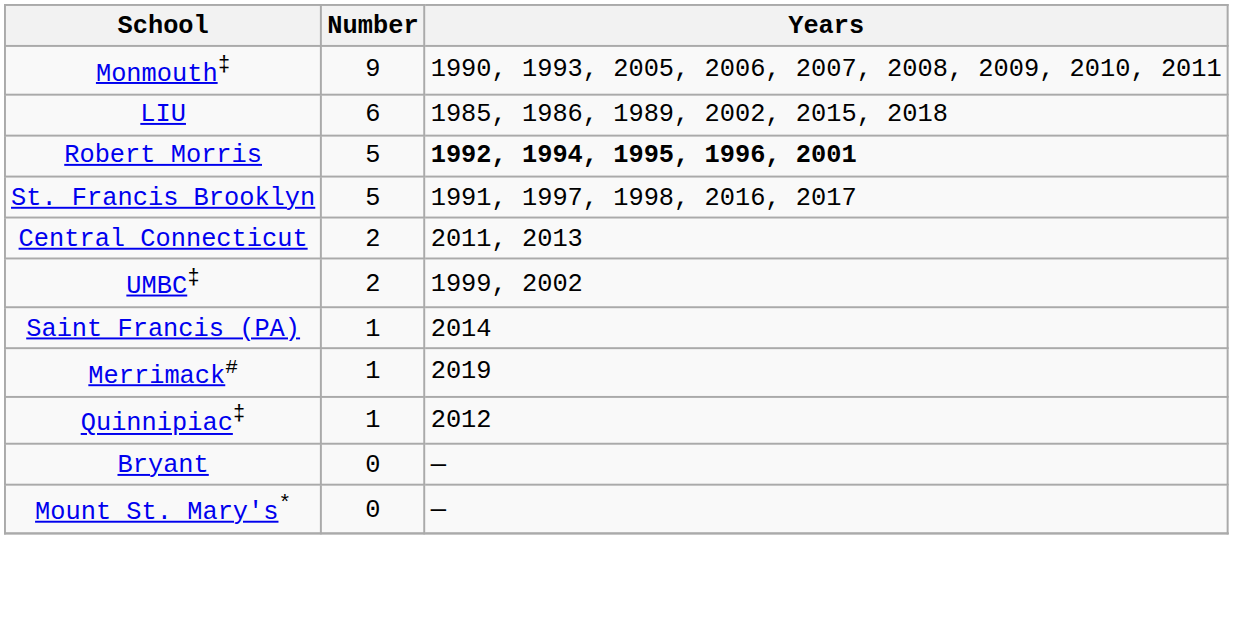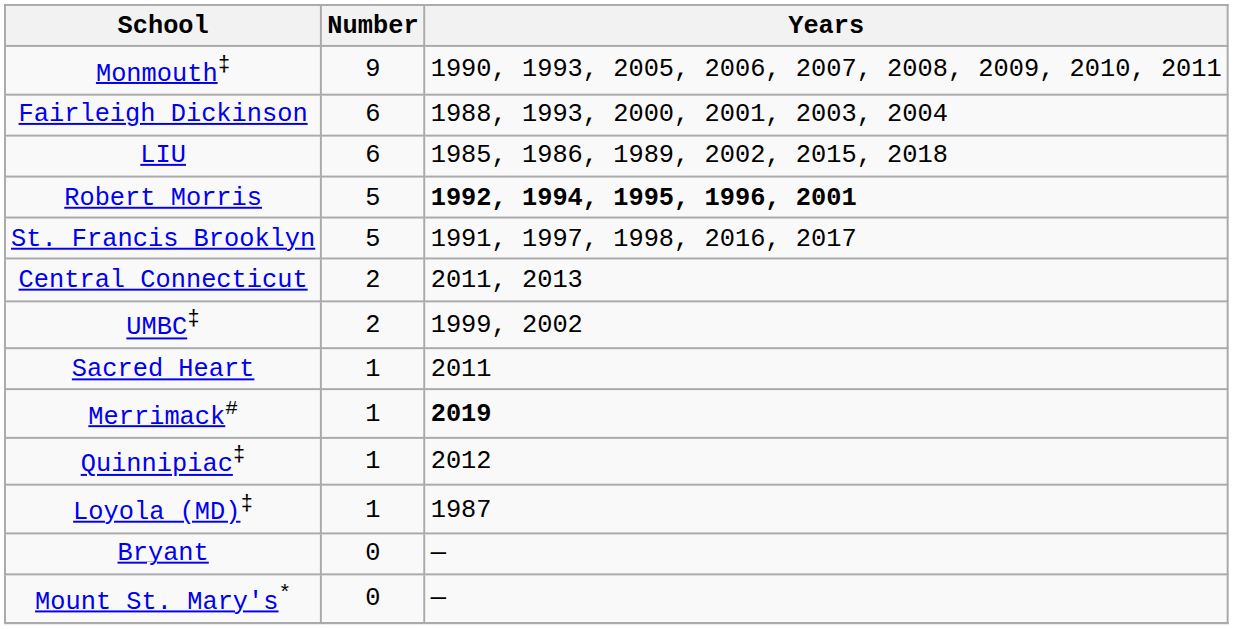+ row: (163, 115)
- row: (163, 328)
+ row: (163, 369)
(461, 372) normal -> (461, 414) bold
+ row: (163, 509)
